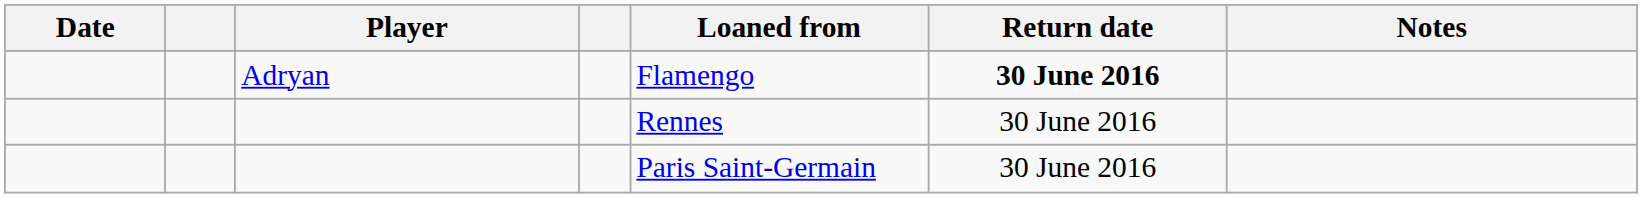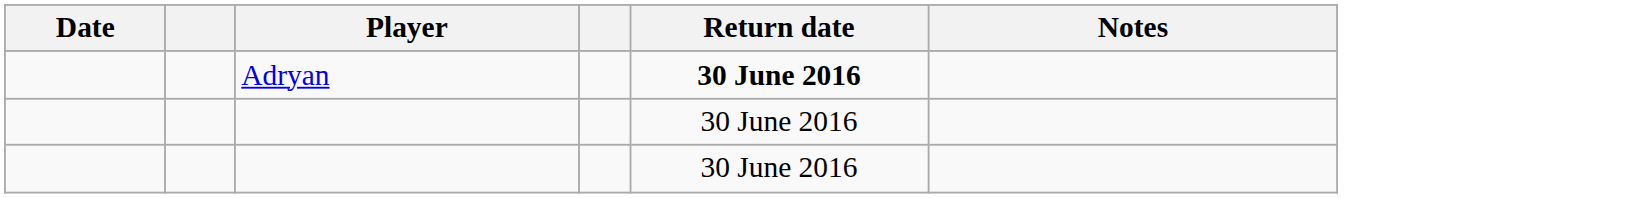- column: (779, 27)
